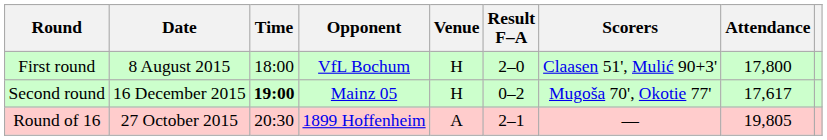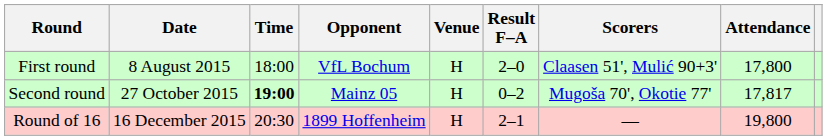(179, 93) 16 December 2015 -> (179, 93) 27 October 2015
(768, 93) 17,617 -> (768, 93) 17,817
(179, 120) 27 October 2015 -> (179, 120) 16 December 2015
(457, 120) A -> (457, 120) H
(768, 120) 19,805 -> (768, 120) 19,800
